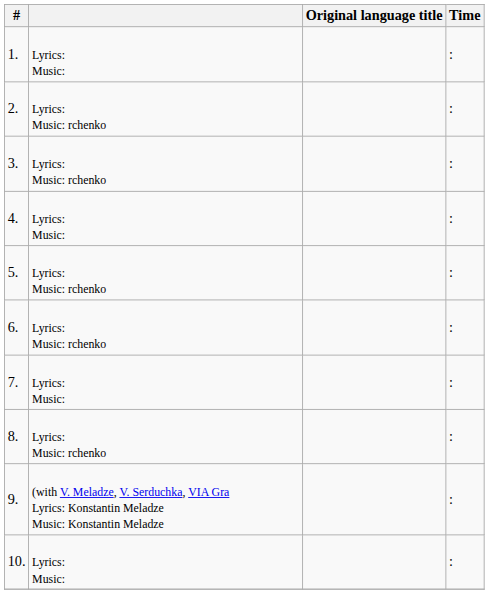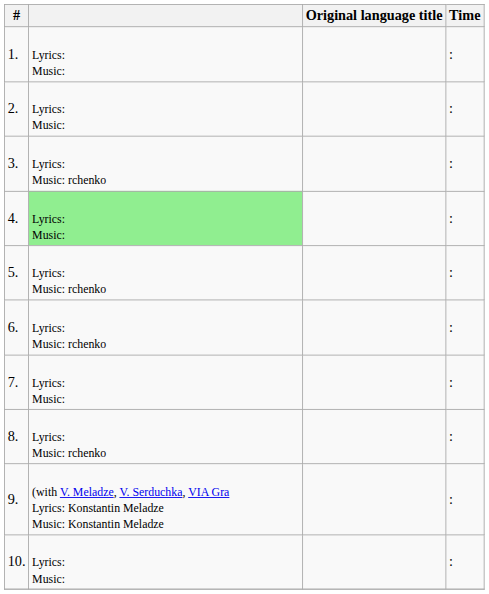(69, 117) Lyrics: Music: rchenko -> (49, 117) Lyrics: Music:
(49, 227) no background -> (49, 227) lightgreen background
